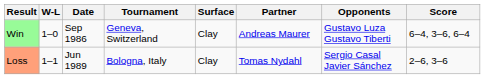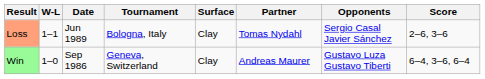rows swapped: (15, 33) <-> (17, 60)
